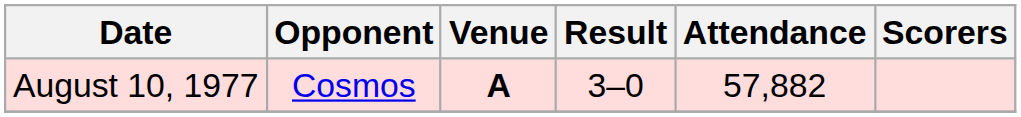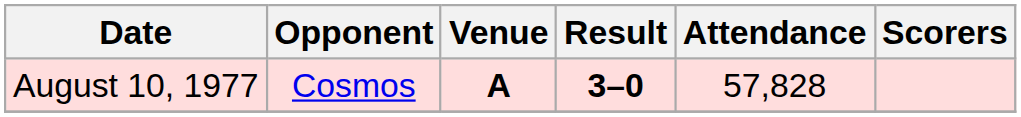(616, 85) normal -> (616, 85) bold
(775, 85) 57,882 -> (775, 85) 57,828
